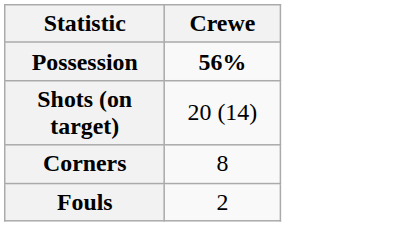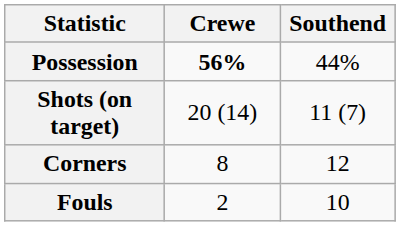+ column: (338, 23)
